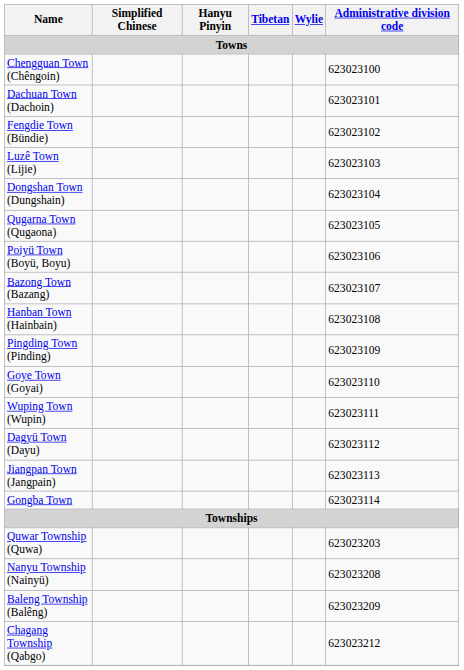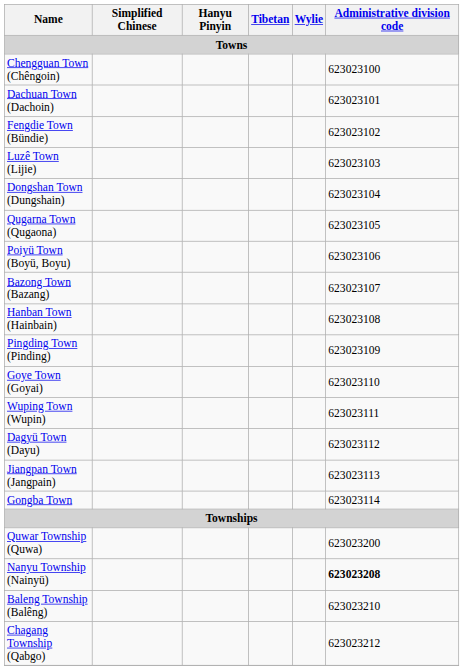(354, 543) 623023203 -> (354, 543) 623023200
(354, 574) normal -> (354, 574) bold
(354, 605) 623023209 -> (354, 605) 623023210
